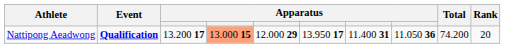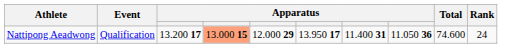(129, 35) bold -> (127, 35) normal
(454, 35) 74.200 -> (451, 35) 74.600
(486, 35) 20 -> (482, 35) 24
